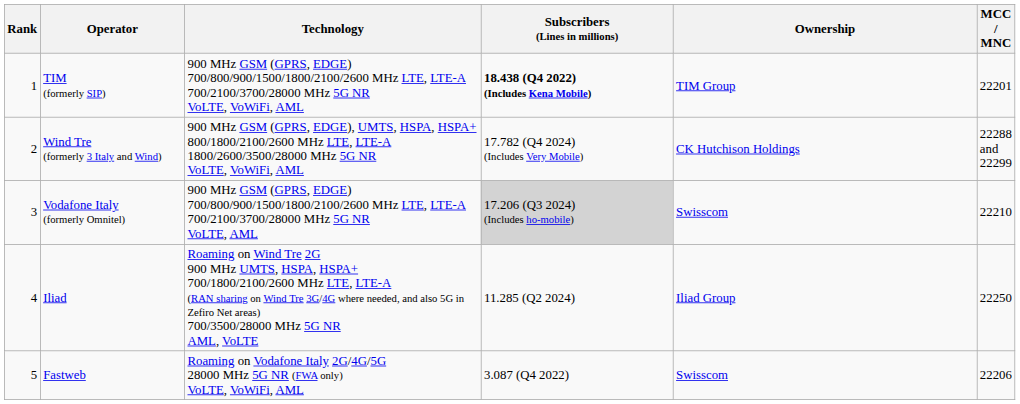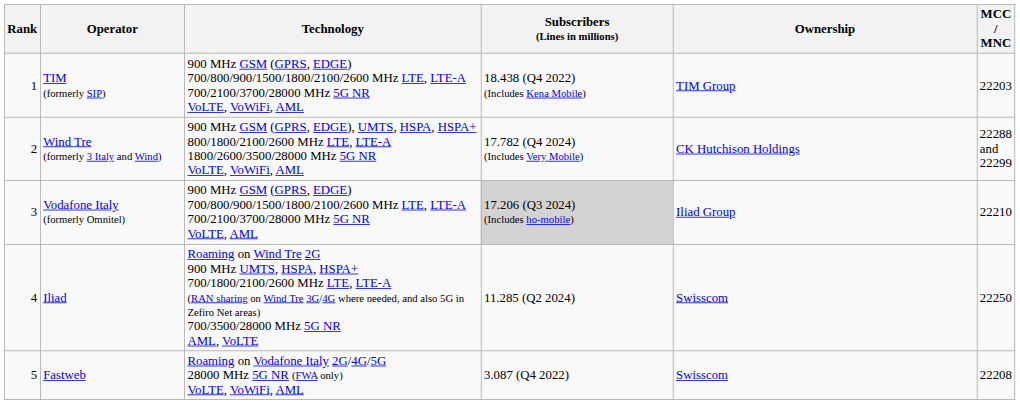(538, 85) bold -> (535, 85) normal
(996, 85) 22201 -> (996, 85) 22203
(702, 212) Swisscom -> (706, 212) Iliad Group
(706, 297) Iliad Group -> (702, 297) Swisscom
(996, 375) 22206 -> (996, 375) 22208
